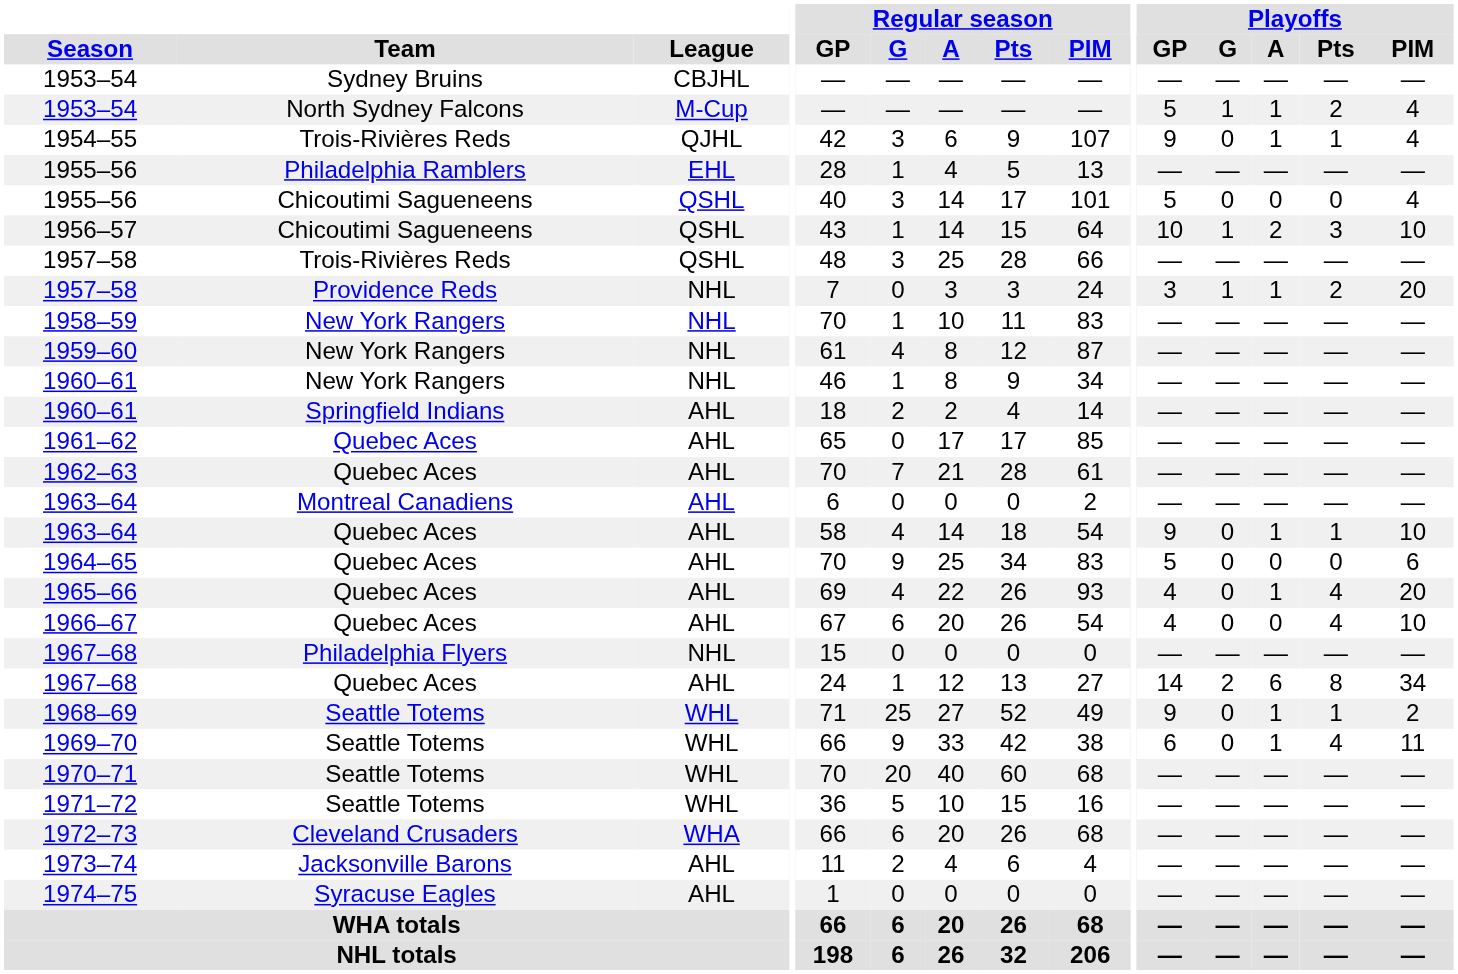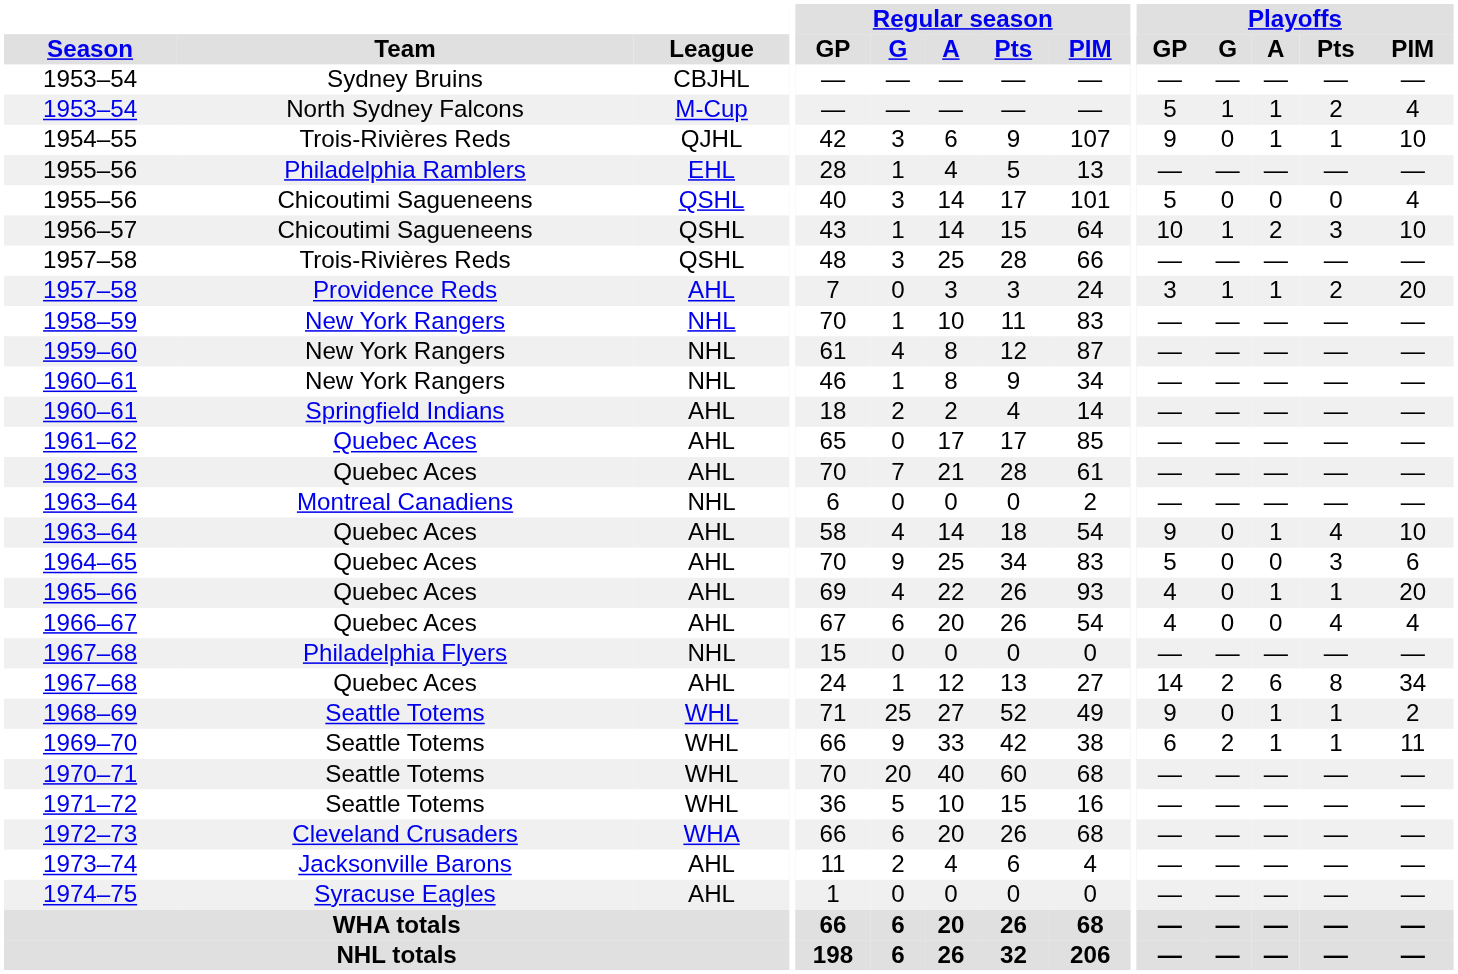(1413, 139) 4 -> (1413, 139) 10
(712, 290) NHL -> (712, 290) AHL
(712, 502) AHL -> (712, 502) NHL
(1336, 532) 1 -> (1336, 532) 4
(1336, 562) 0 -> (1336, 562) 3
(1336, 592) 4 -> (1336, 592) 1
(1413, 622) 10 -> (1413, 622) 4
(1228, 743) 0 -> (1228, 743) 2
(1336, 743) 4 -> (1336, 743) 1
